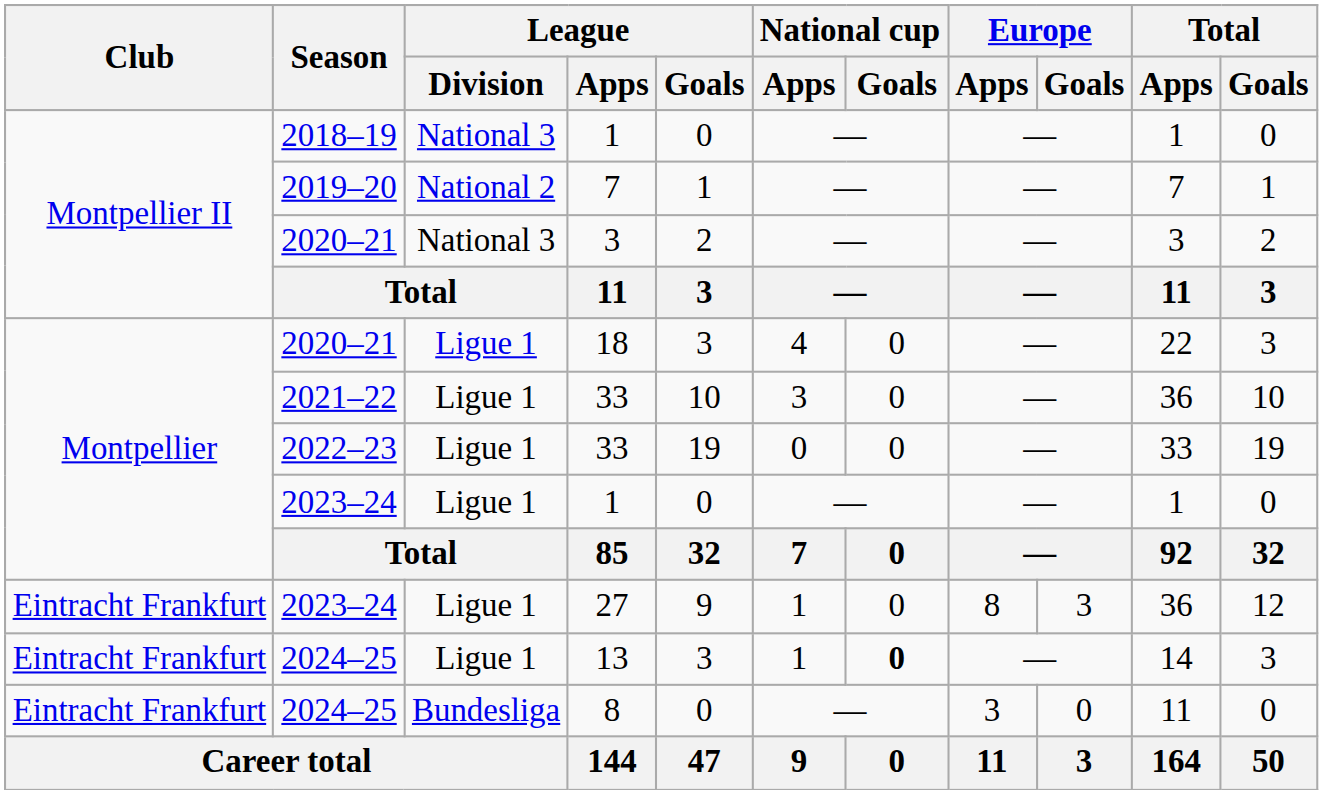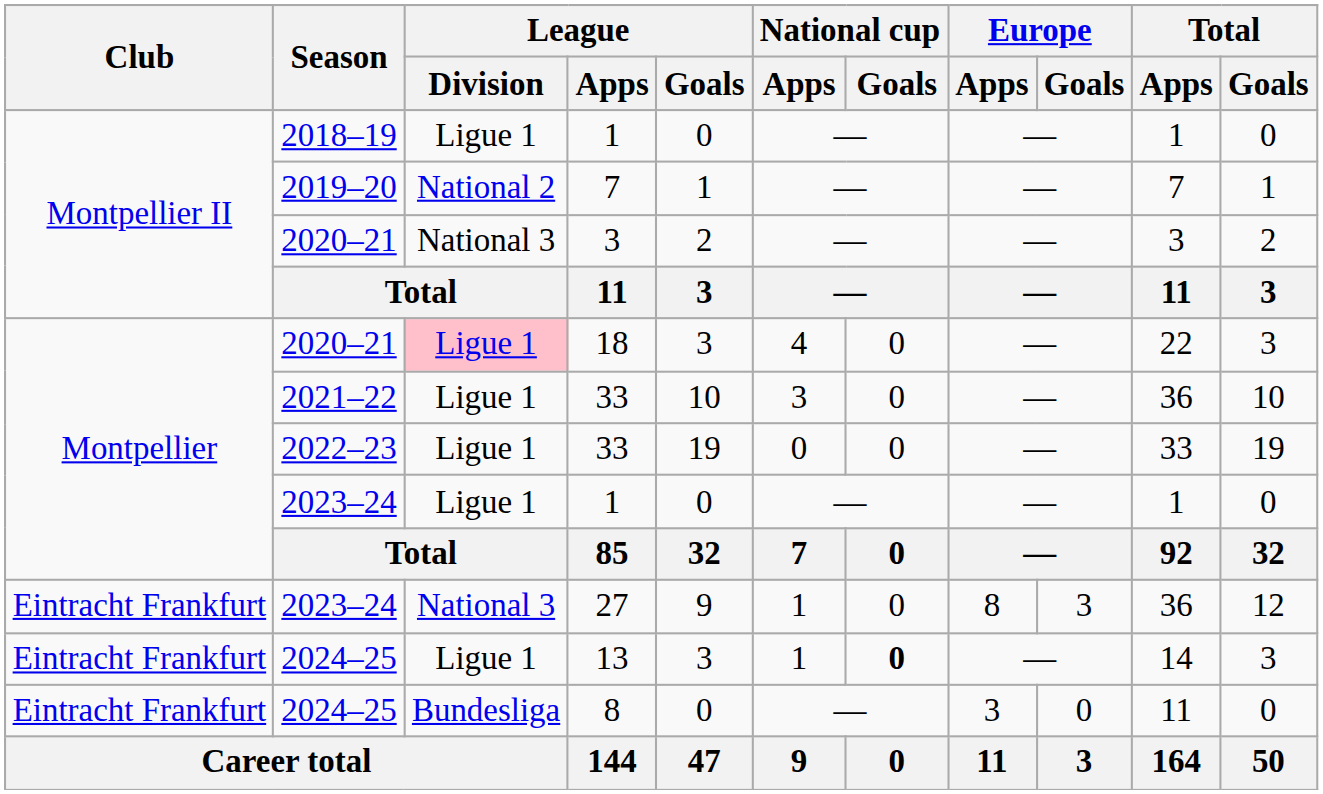(486, 135) National 3 -> (486, 135) Ligue 1
(486, 344) no background -> (486, 344) pink background
(486, 605) Ligue 1 -> (486, 605) National 3
